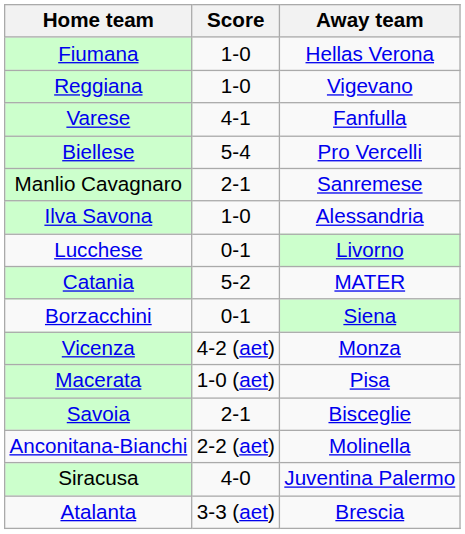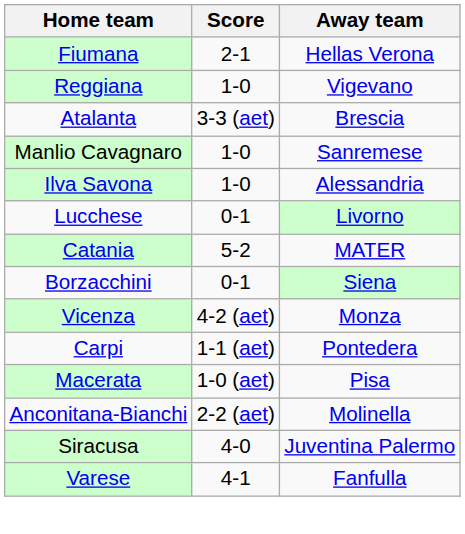(236, 53) 1-0 -> (236, 53) 2-1
rows swapped: (98, 511) <-> (98, 119)
- row: (98, 151)
(236, 184) 2-1 -> (236, 151) 1-0
+ row: (98, 348)
- row: (98, 413)
